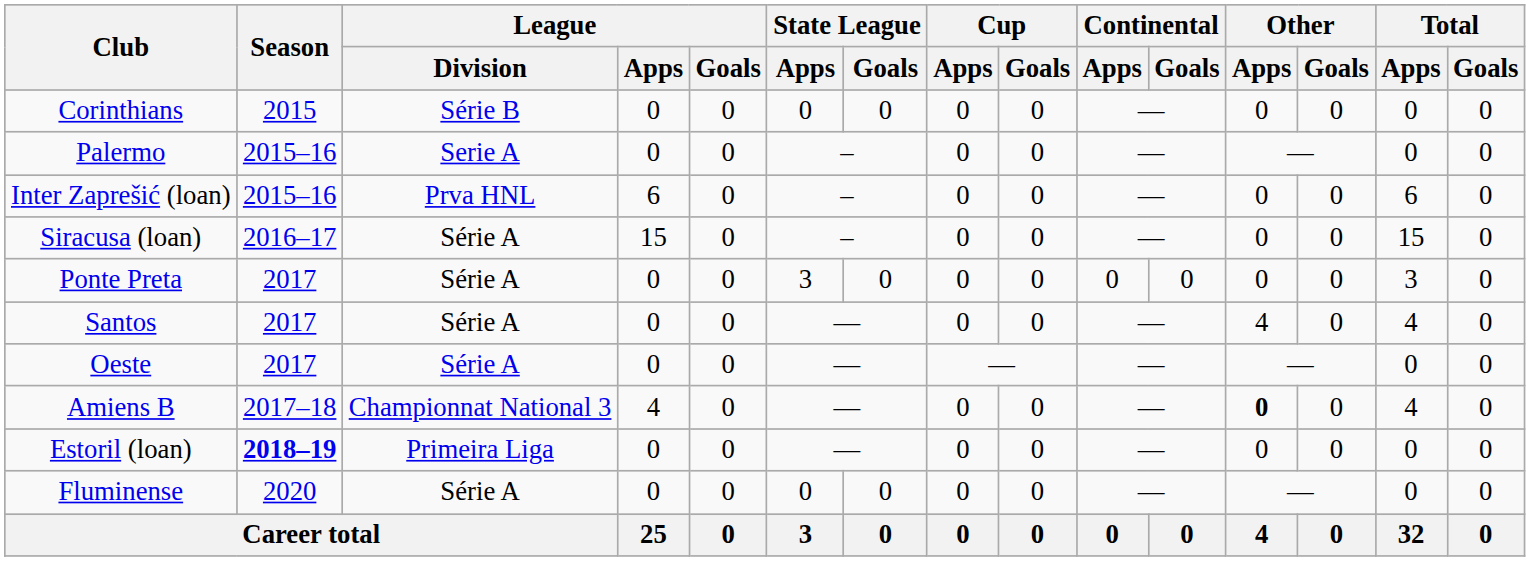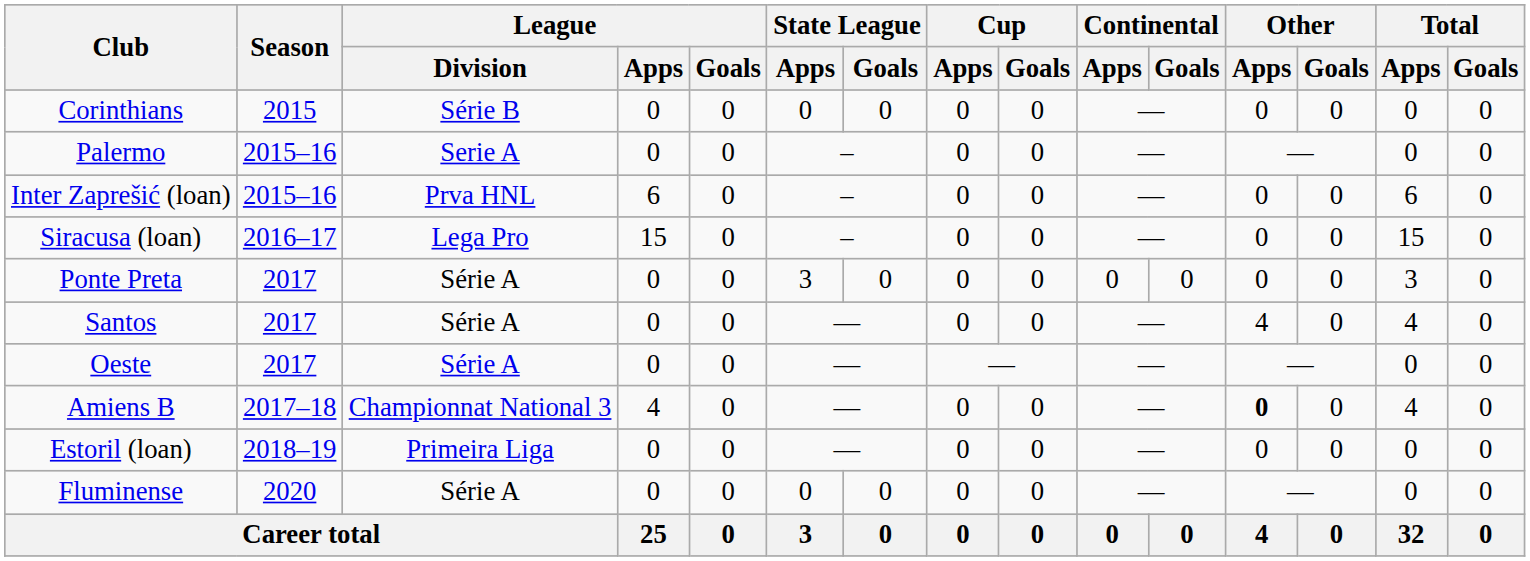(480, 237) Série A -> (480, 237) Lega Pro
(290, 449) bold -> (290, 449) normal
